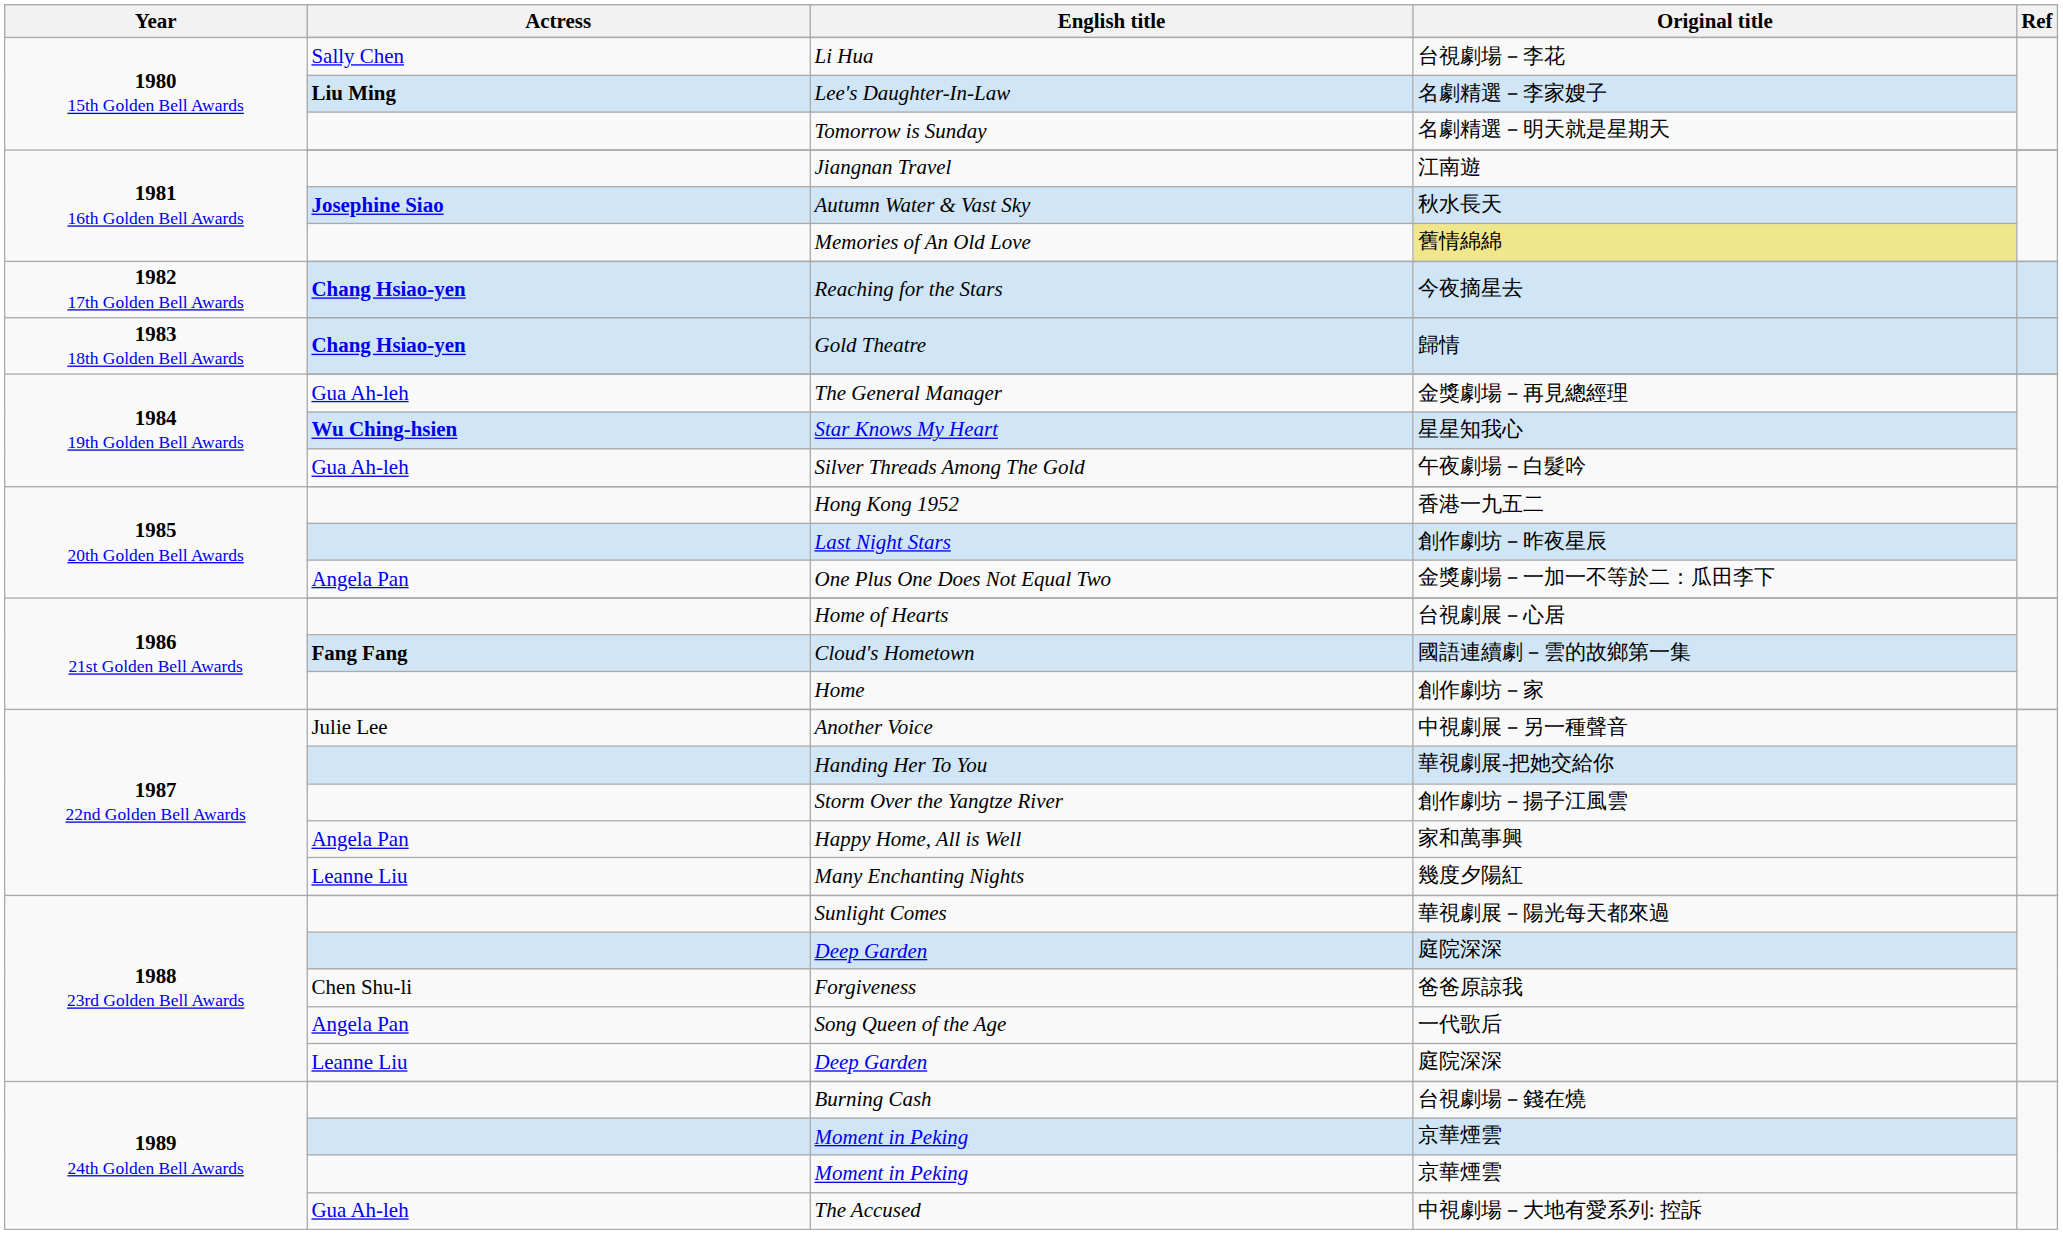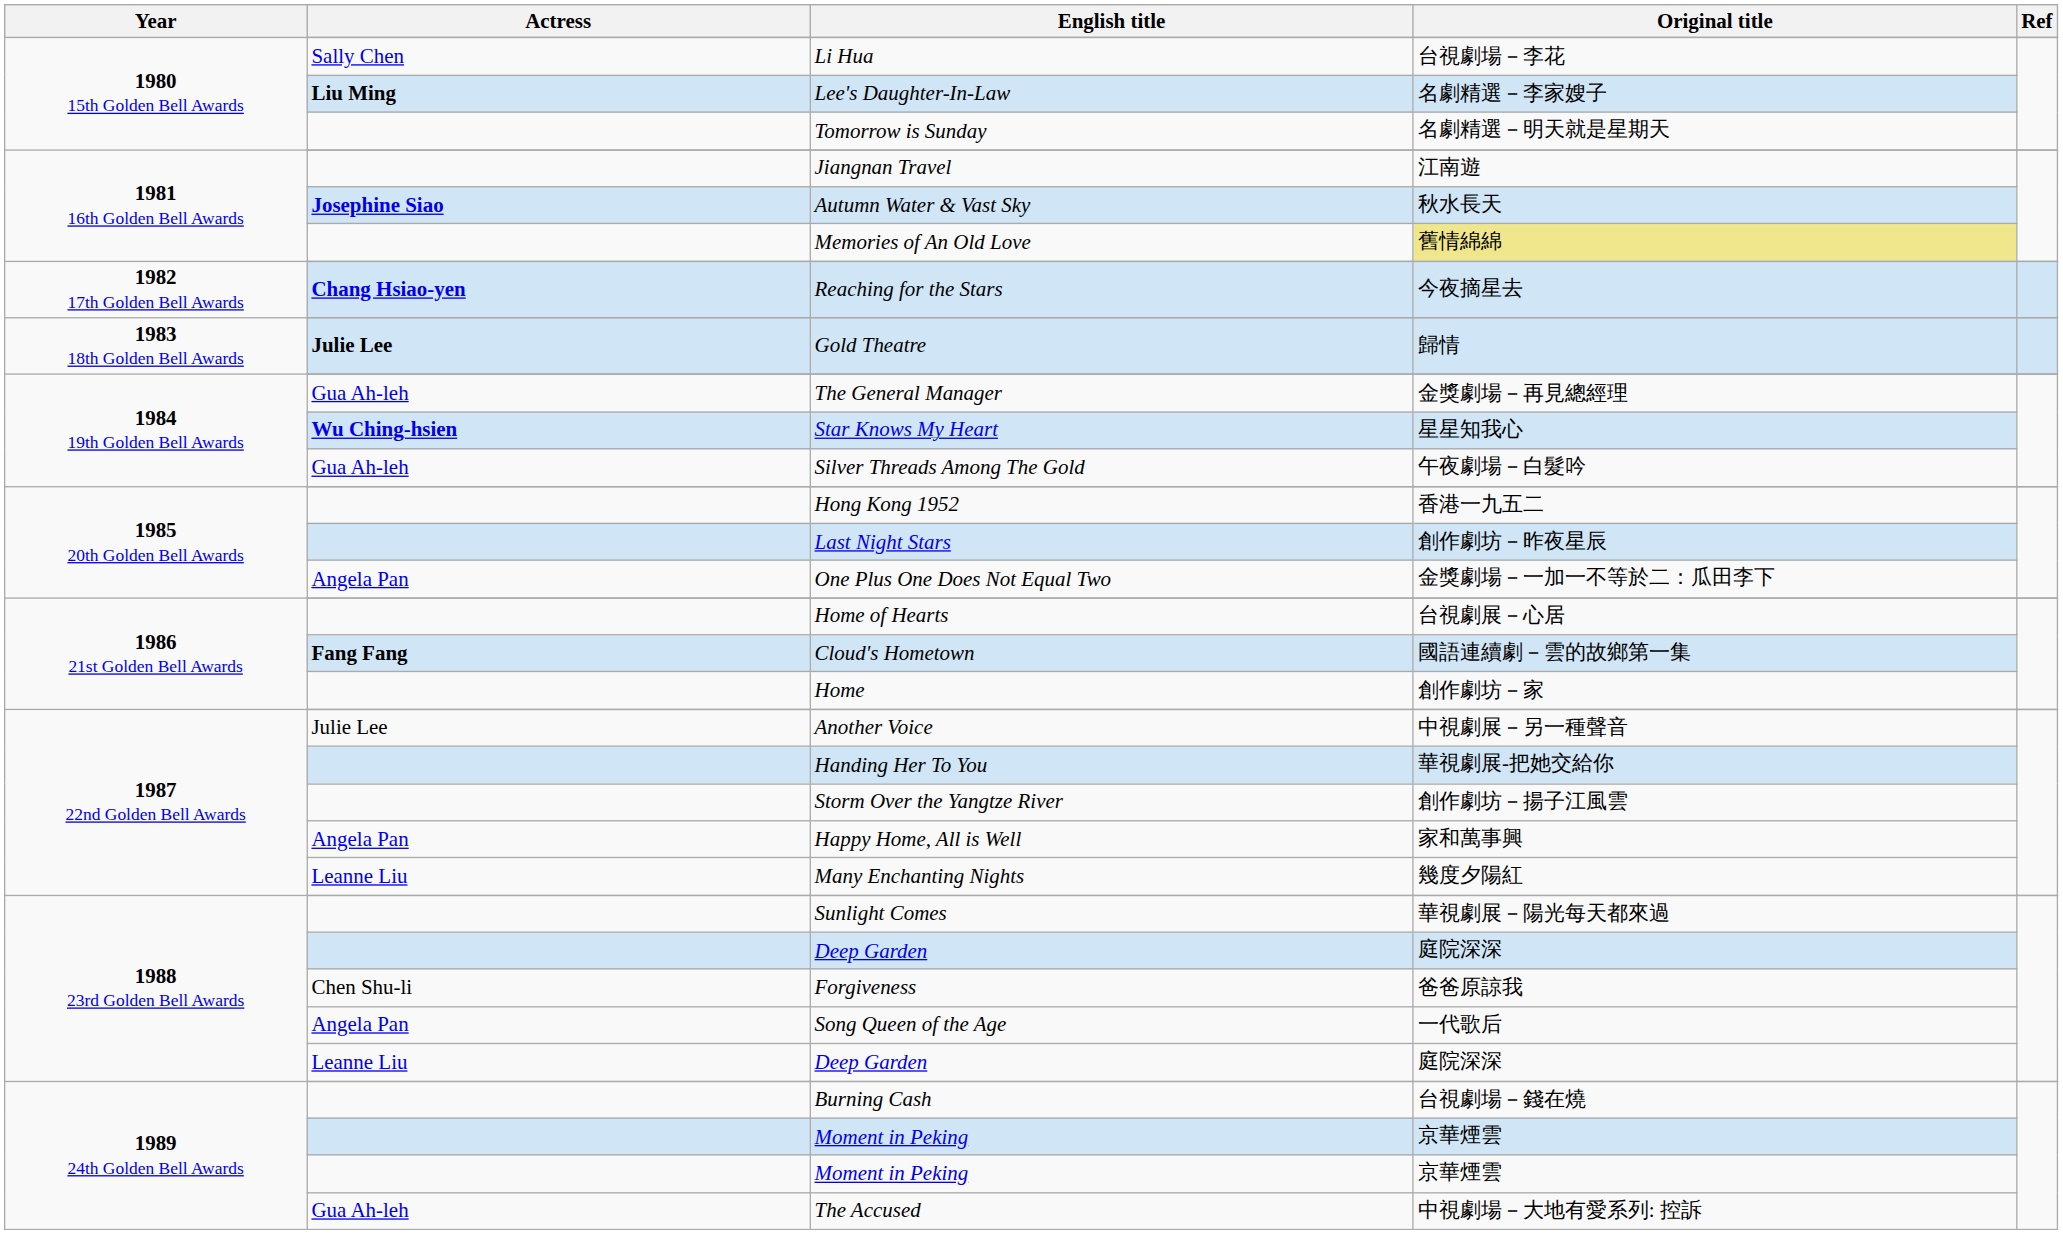(389, 346) Chang Hsiao-yen -> (352, 346) Julie Lee
